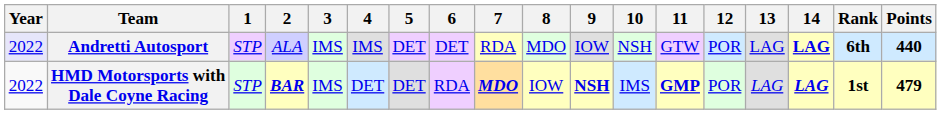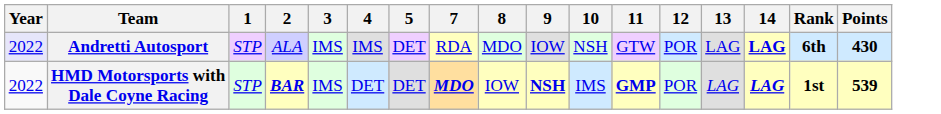- column: (452, 18)
(909, 46) 440 -> (865, 46) 430
(909, 84) 479 -> (865, 84) 539
